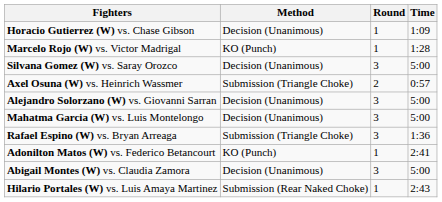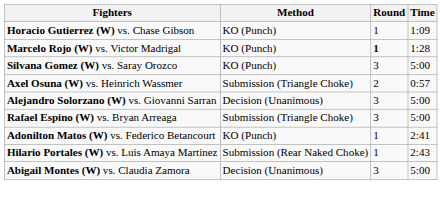(273, 30) Decision (Unanimous) -> (249, 30) KO (Punch)
(376, 48) normal -> (376, 48) bold
(273, 65) Decision (Unanimous) -> (249, 65) KO (Punch)
- row: (105, 118)
(420, 135) 1:36 -> (420, 118) 5:00
rows swapped: (112, 188) <-> (98, 170)
